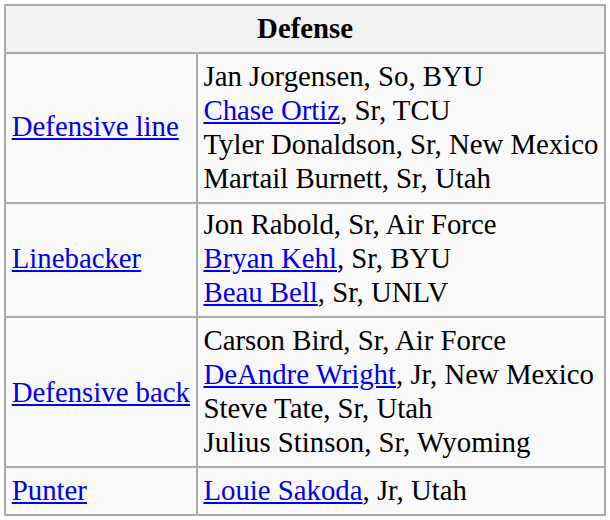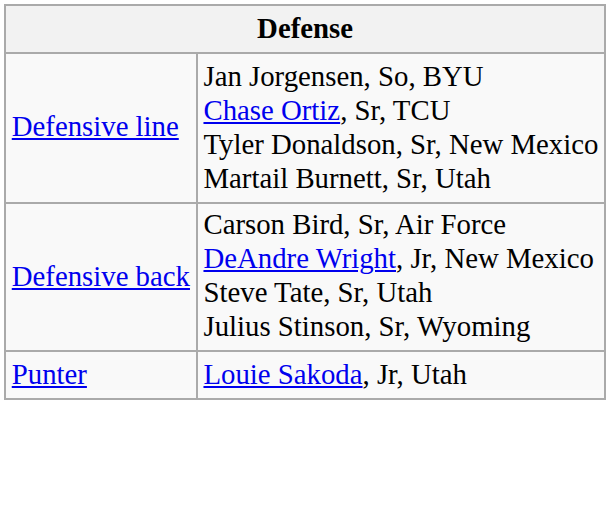- row: (76, 259)
